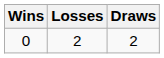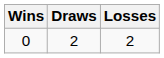columns swapped: (133, 16) <-> (77, 16)
